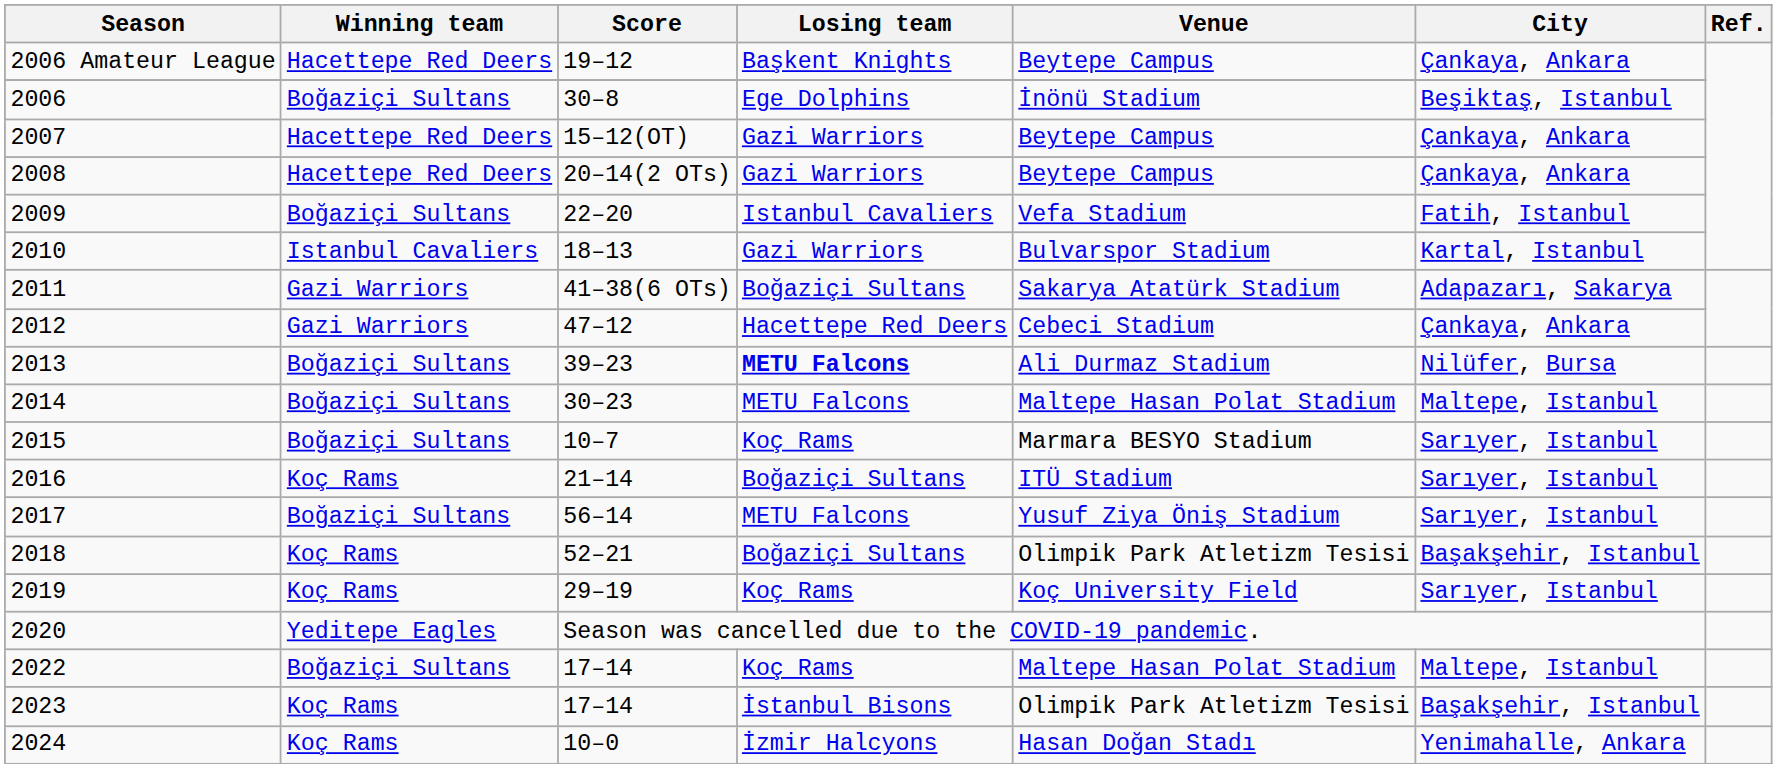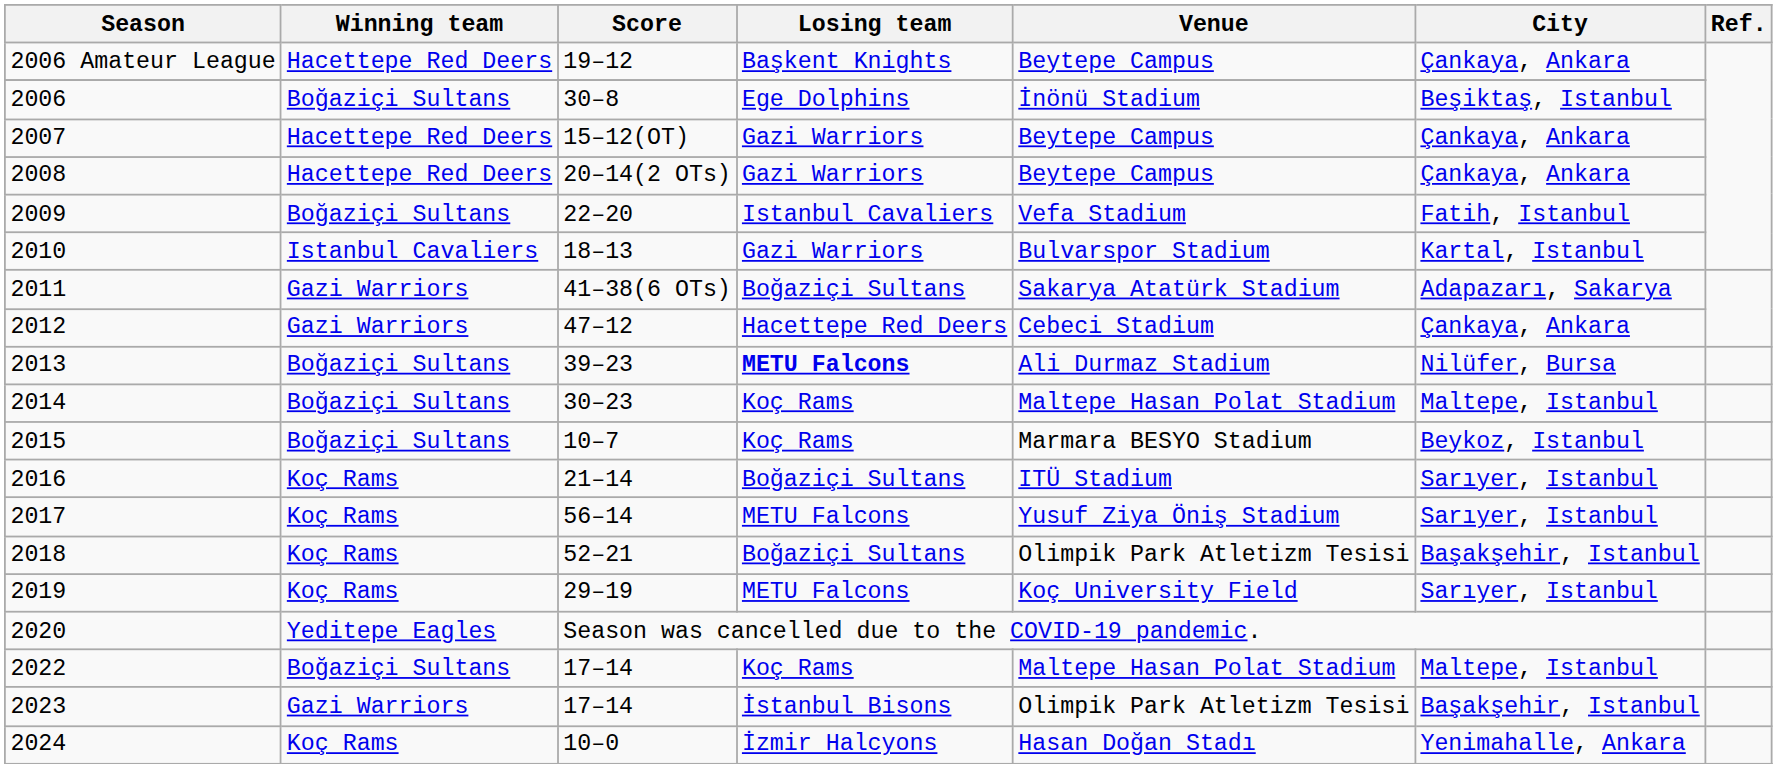(826, 403) METU Falcons -> (798, 403) Koç Rams
(1539, 441) Sarıyer, Istanbul -> (1532, 441) Beykoz, Istanbul
(399, 517) Boğaziçi Sultans -> (343, 517) Koç Rams
(798, 593) Koç Rams -> (826, 593) METU Falcons
(343, 707) Koç Rams -> (378, 707) Gazi Warriors
